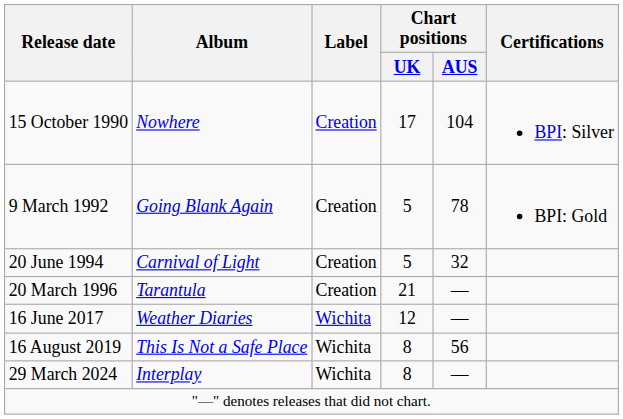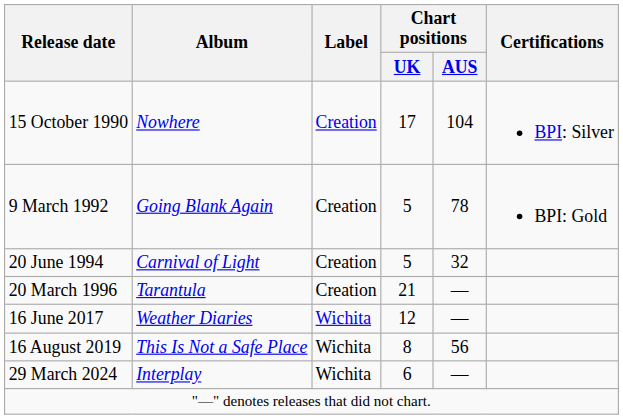(407, 374) 8 -> (407, 374) 6
